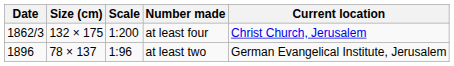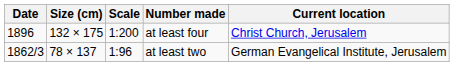(25, 33) 1862/3 -> (20, 33) 1896
(20, 52) 1896 -> (25, 52) 1862/3
